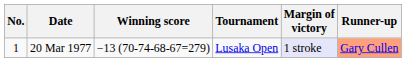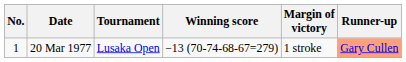columns swapped: (247, 21) <-> (153, 21)
(303, 48) lavender background -> (303, 48) no background
